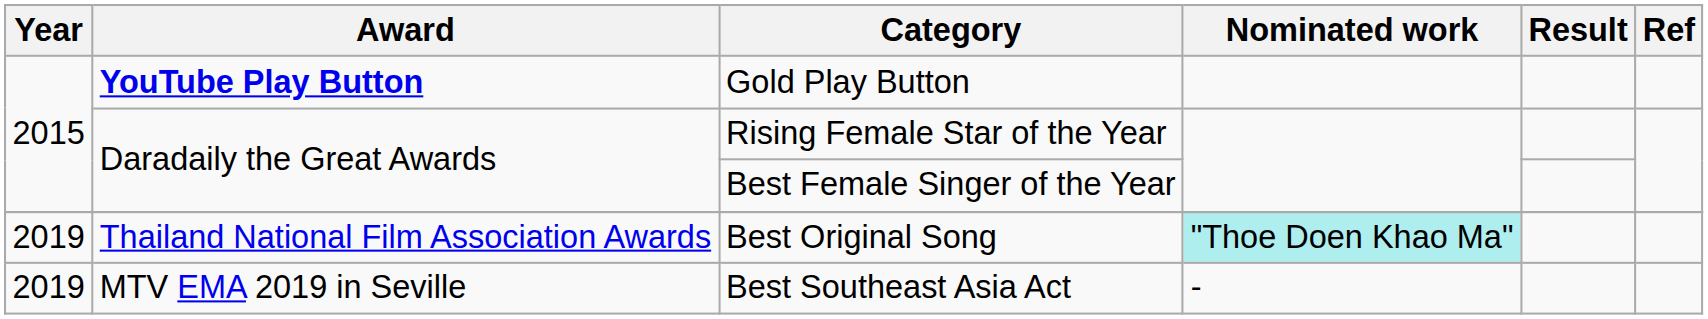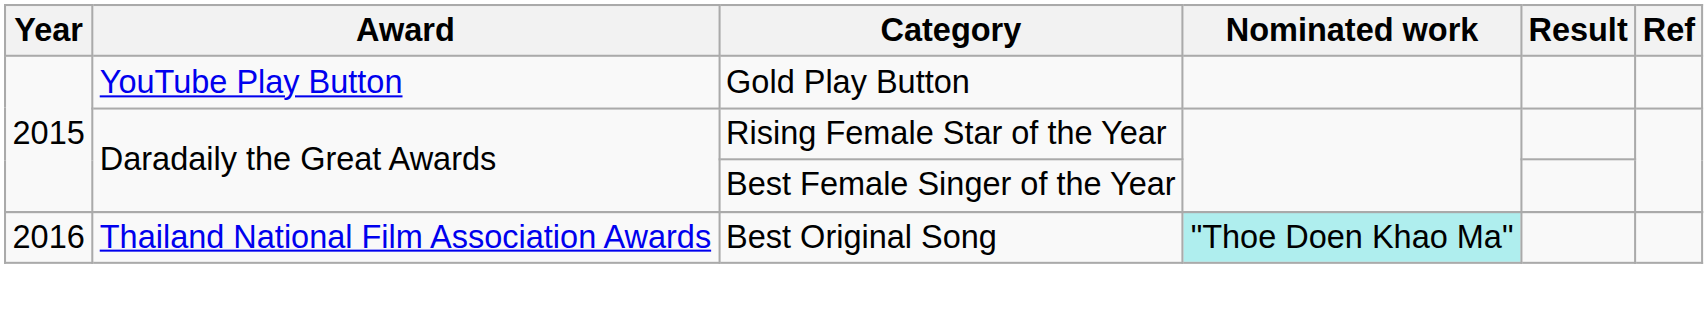(262, 81) bold -> (251, 81) normal
(49, 236) 2019 -> (49, 236) 2016
- row: (899, 287)
